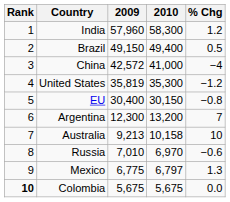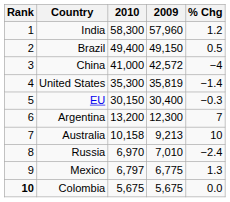columns swapped: (127, 13) <-> (166, 13)
(212, 83) −1.2 -> (212, 83) −1.4
(212, 100) −0.8 -> (212, 100) −0.3
(212, 153) −0.6 -> (212, 153) −2.4
